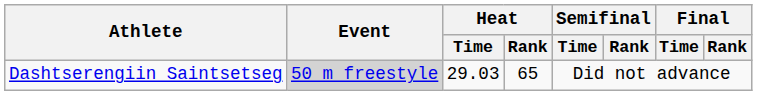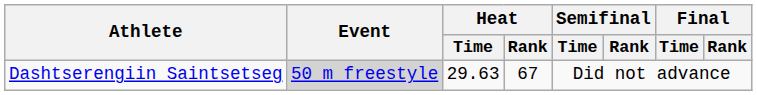(473, 75) 29.03 -> (473, 75) 29.63
(528, 75) 65 -> (528, 75) 67
